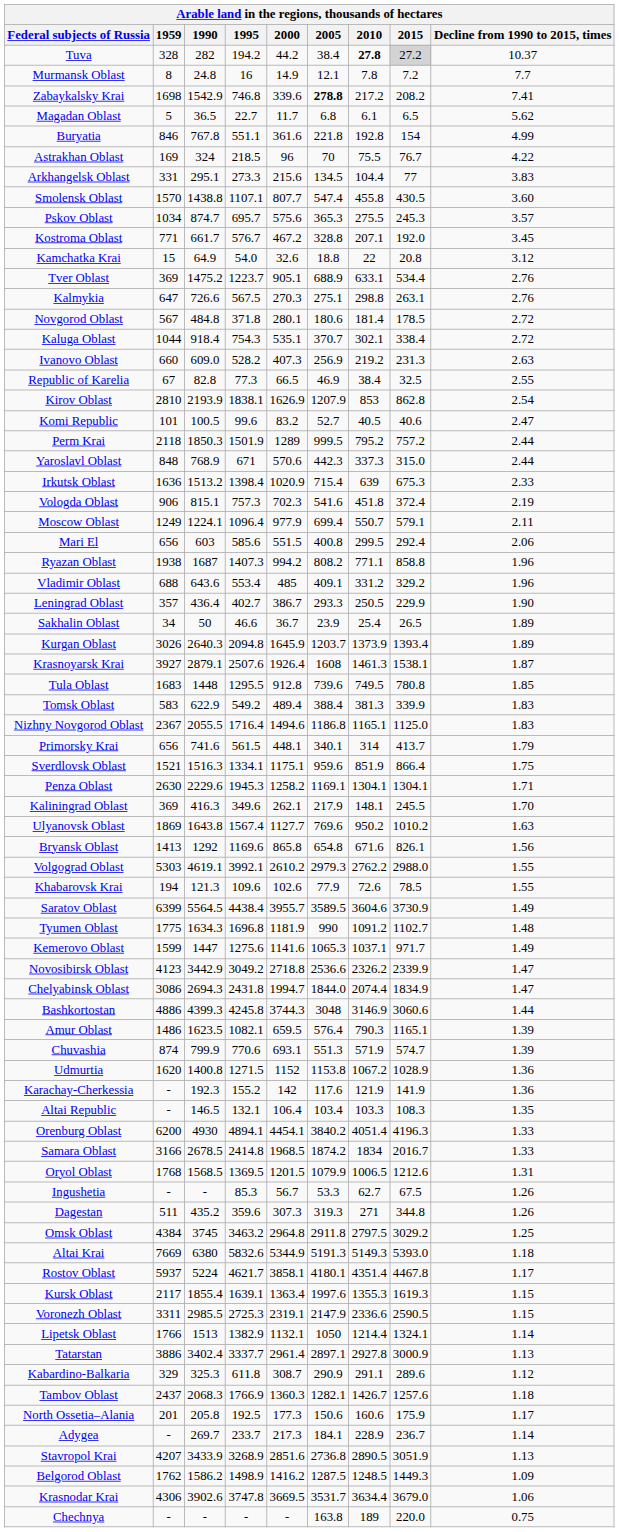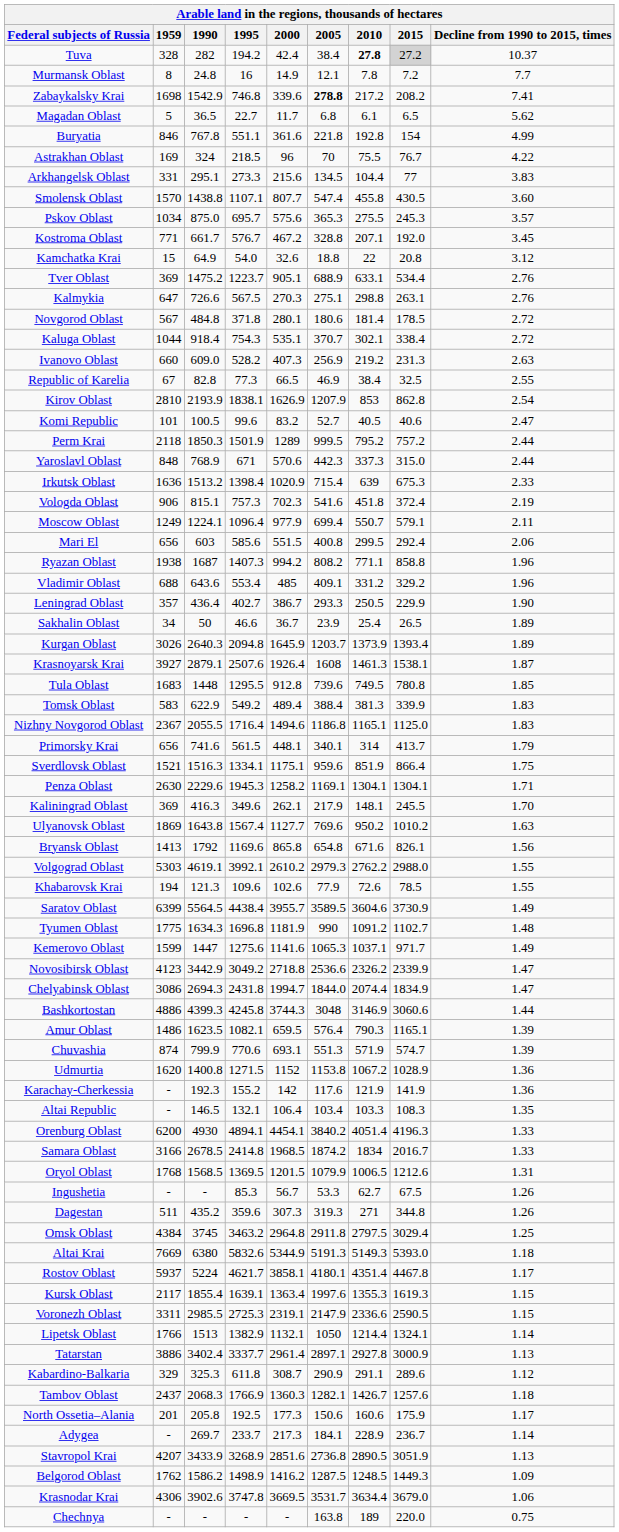(287, 55) 44.2 -> (287, 55) 42.4
(205, 217) 874.7 -> (205, 217) 875.0
(205, 846) 1292 -> (205, 846) 1792
(410, 1232) 3029.2 -> (410, 1232) 3029.4
